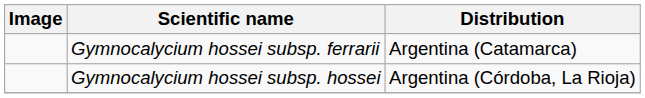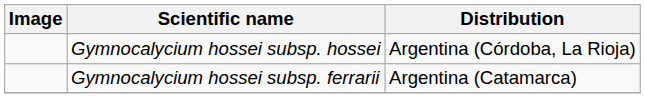rows swapped: (225, 48) <-> (226, 78)
